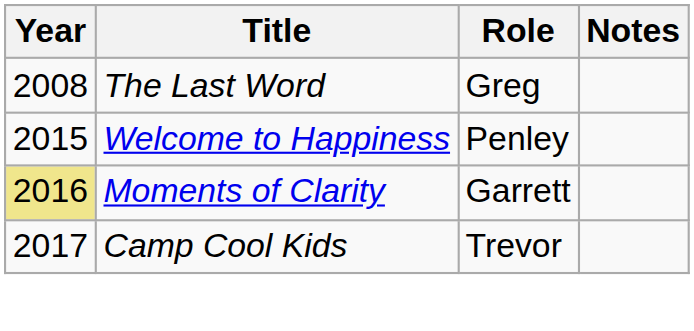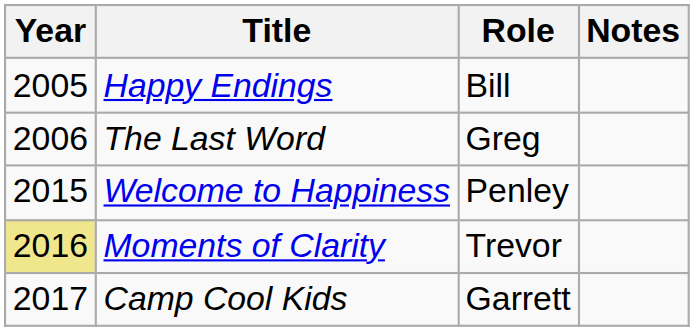+ row: (218, 84)
(50, 84) 2008 -> (50, 138) 2006
(518, 191) Garrett -> (514, 245) Trevor
(514, 245) Trevor -> (518, 298) Garrett
